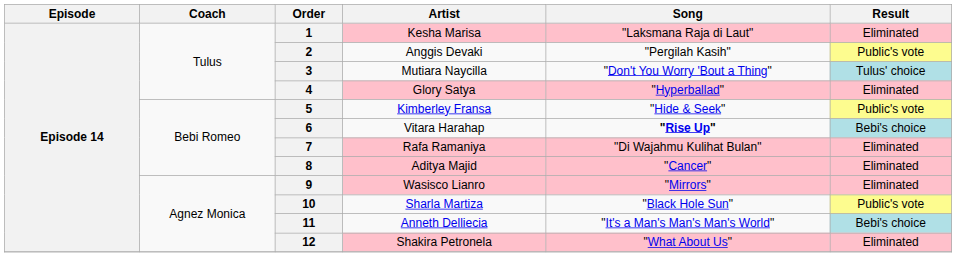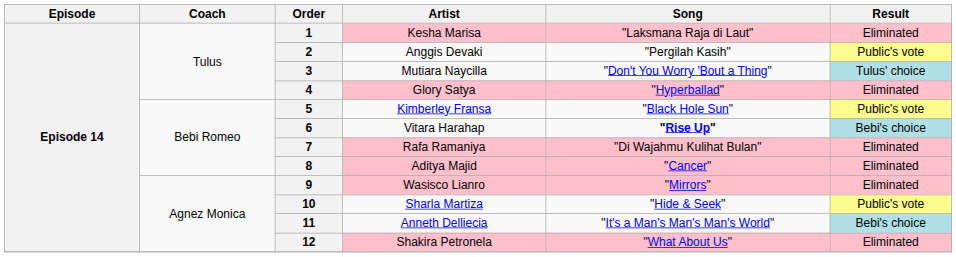(688, 109) "Hide & Seek" -> (688, 109) "Black Hole Sun"
(688, 204) "Black Hole Sun" -> (688, 204) "Hide & Seek"
